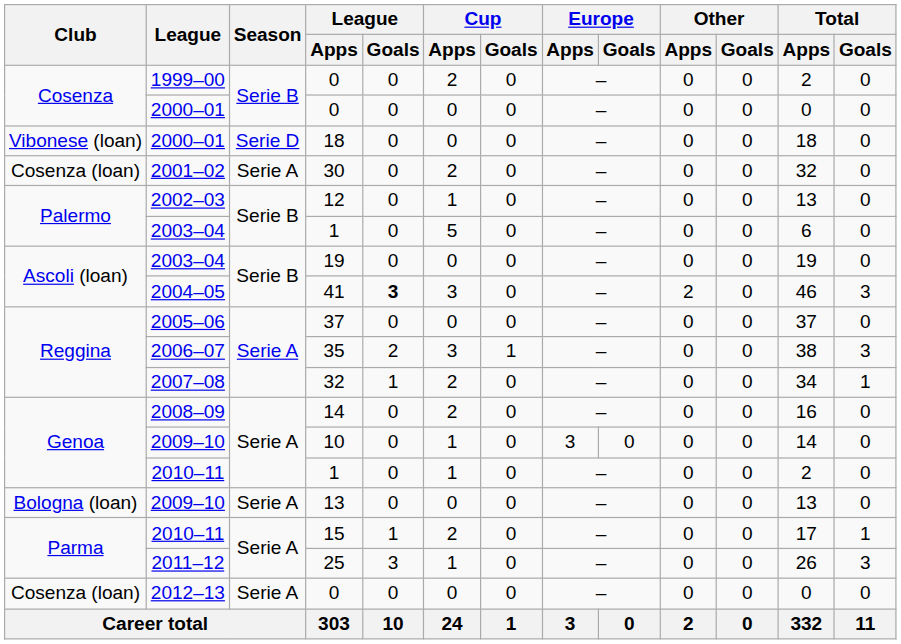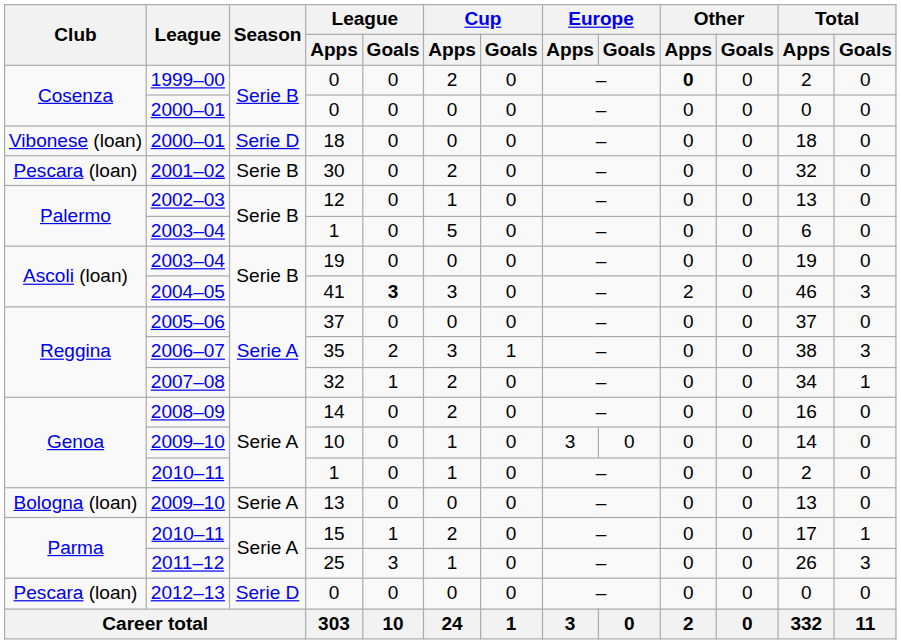(688, 79) normal -> (688, 79) bold
(75, 170) Cosenza (loan) -> (75, 170) Pescara (loan)
(268, 170) Serie A -> (268, 170) Serie B
(75, 593) Cosenza (loan) -> (75, 593) Pescara (loan)
(268, 593) Serie A -> (268, 593) Serie D
